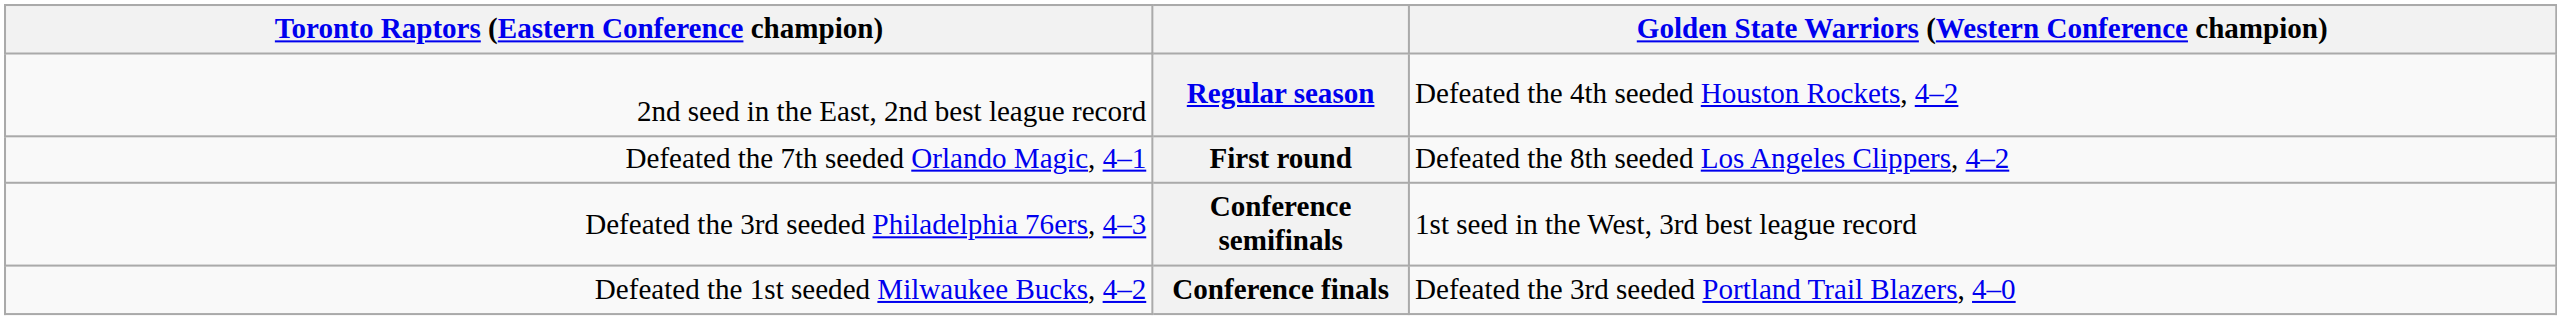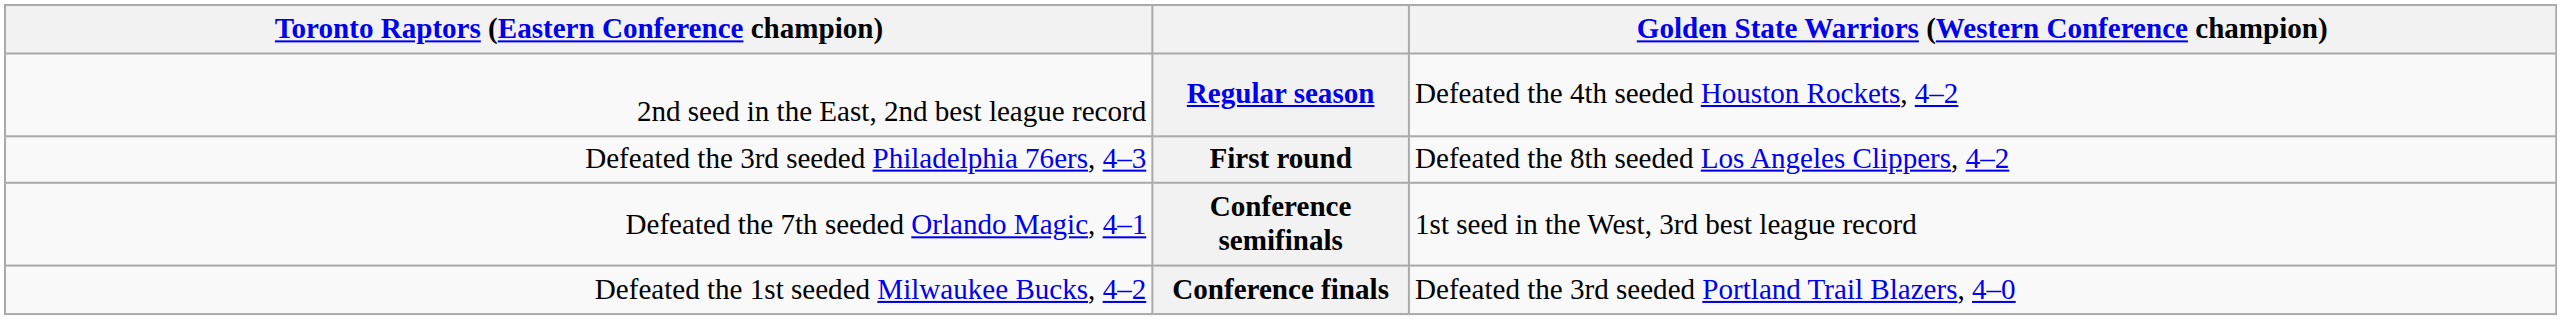(886, 159) Defeated the 7th seeded Orlando Magic, 4–1 -> (866, 159) Defeated the 3rd seeded Philadelphia 76ers, 4–3
(866, 224) Defeated the 3rd seeded Philadelphia 76ers, 4–3 -> (886, 224) Defeated the 7th seeded Orlando Magic, 4–1
